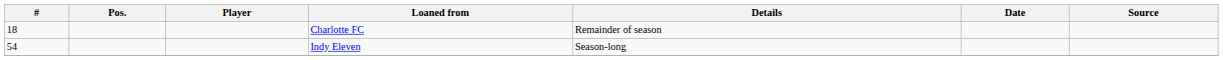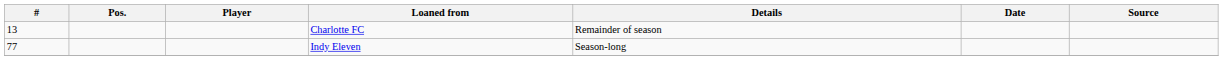(12, 30) 18 -> (12, 30) 13
(12, 47) 54 -> (12, 47) 77
